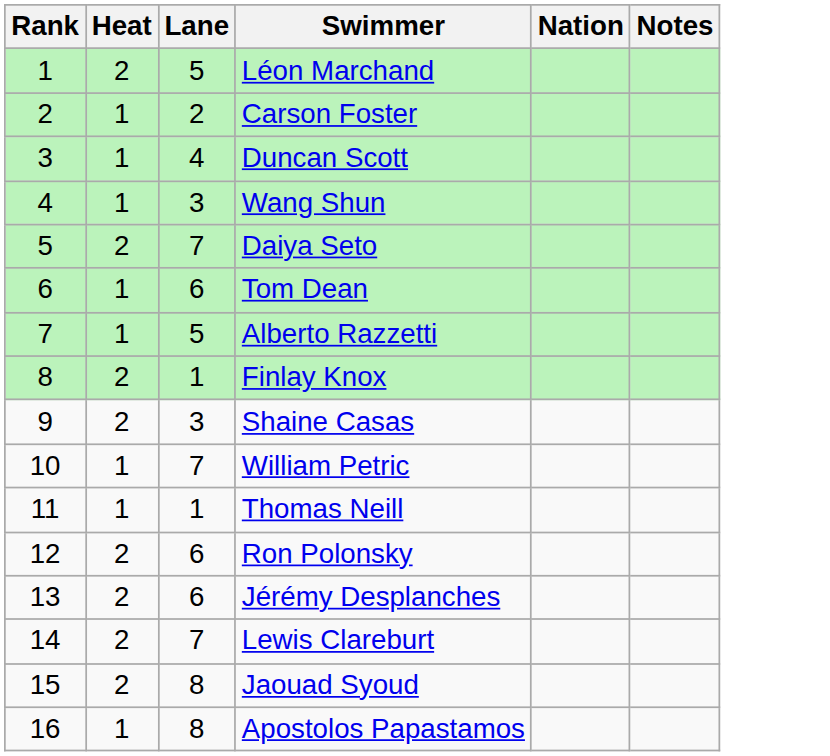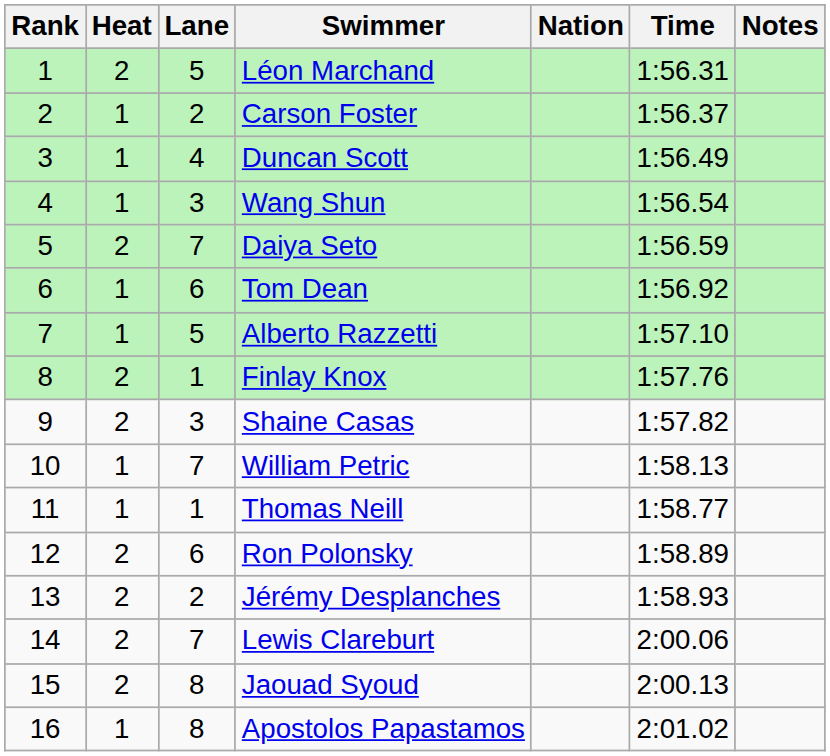+ column: (683, 26)
(197, 597) 6 -> (197, 597) 2
